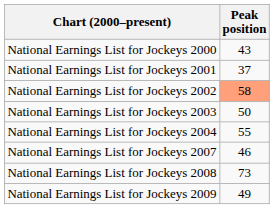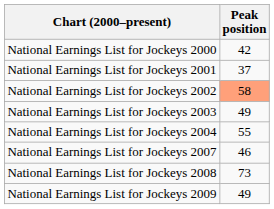(244, 49) 43 -> (244, 49) 42
(244, 111) 50 -> (244, 111) 49
